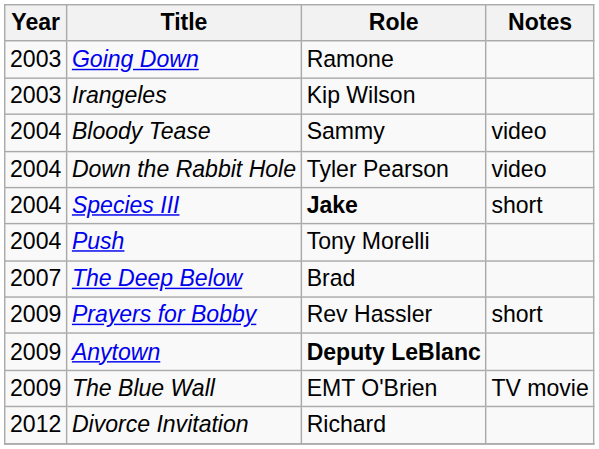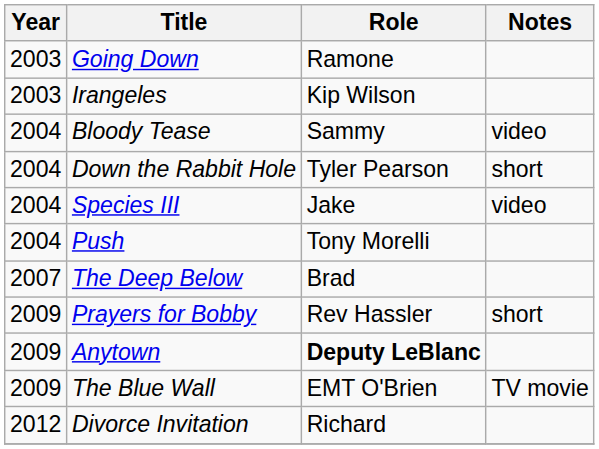(519, 168) video -> (517, 168) short
(332, 205) bold -> (331, 205) normal
(517, 205) short -> (519, 205) video
